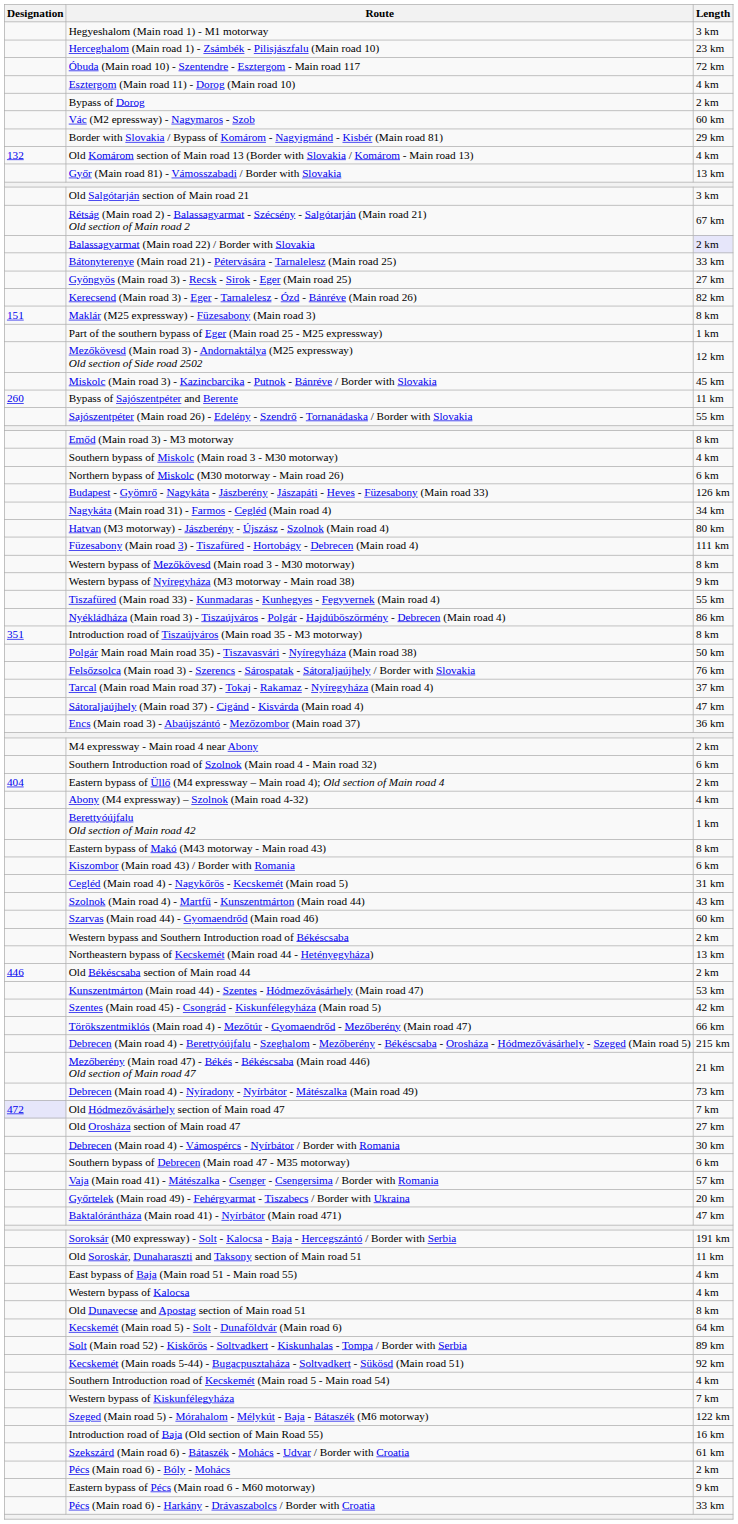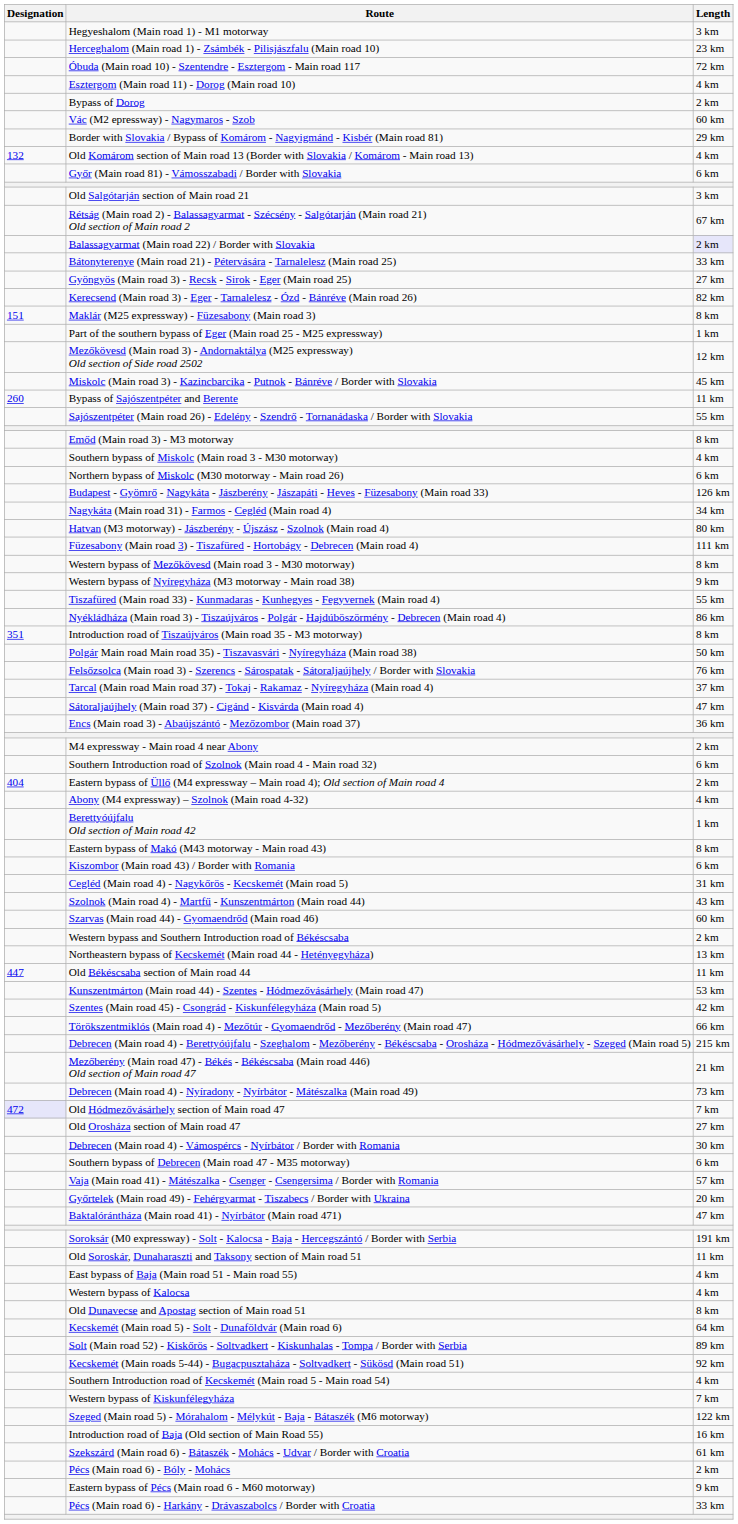(710, 173) 13 km -> (707, 173) 6 km
(15, 972) 446 -> (15, 972) 447
(707, 972) 2 km -> (710, 972) 11 km
